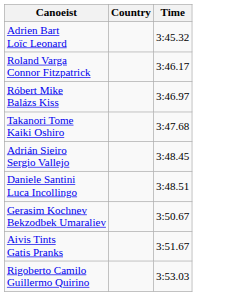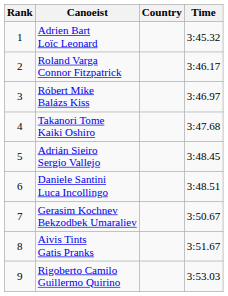+ column: (20, 13)
